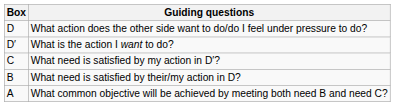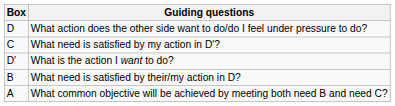rows swapped: (102, 45) <-> (125, 61)
